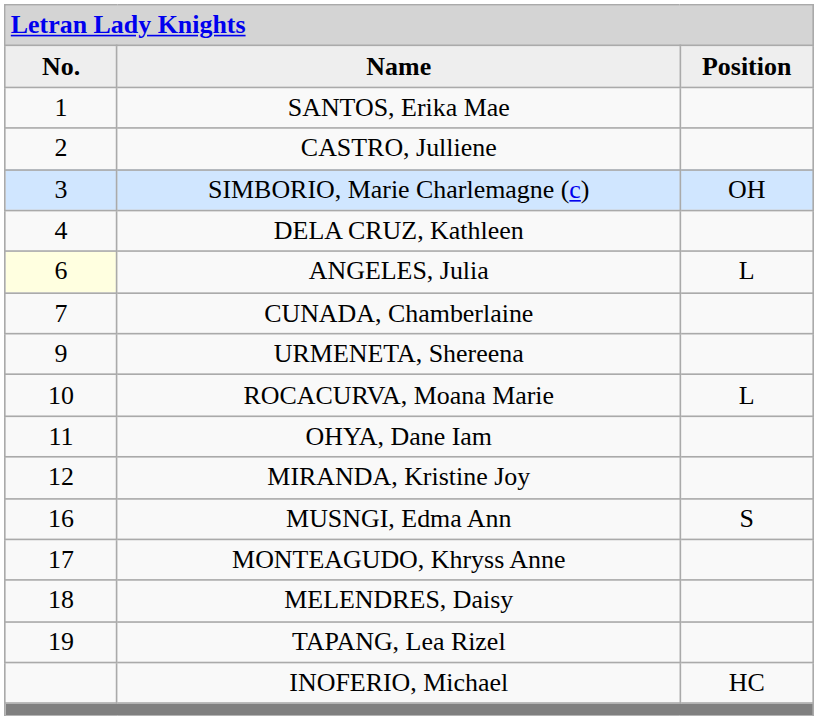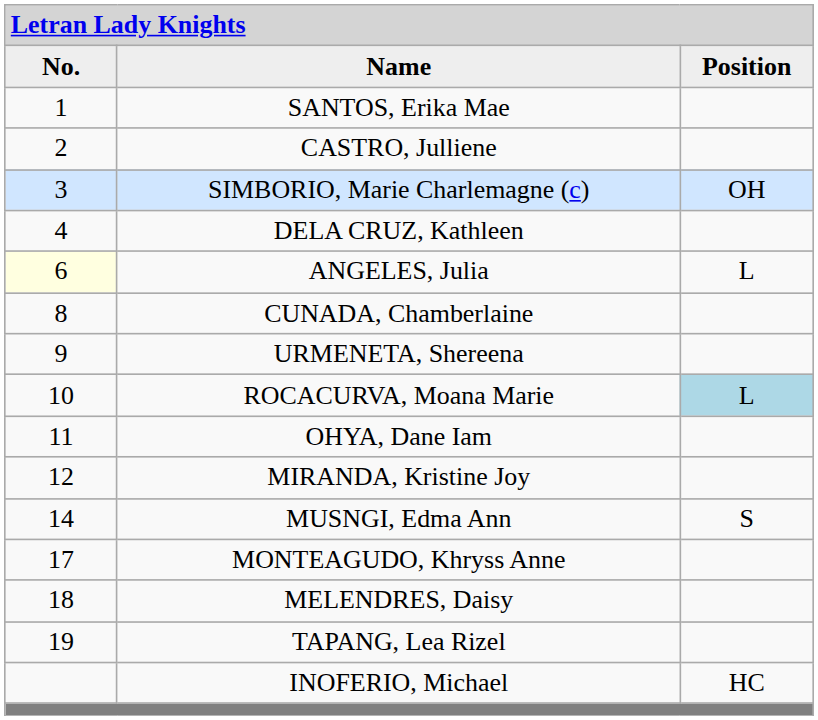(61, 312) 7 -> (61, 312) 8
(747, 395) no background -> (747, 395) lightblue background
(61, 518) 16 -> (61, 518) 14
